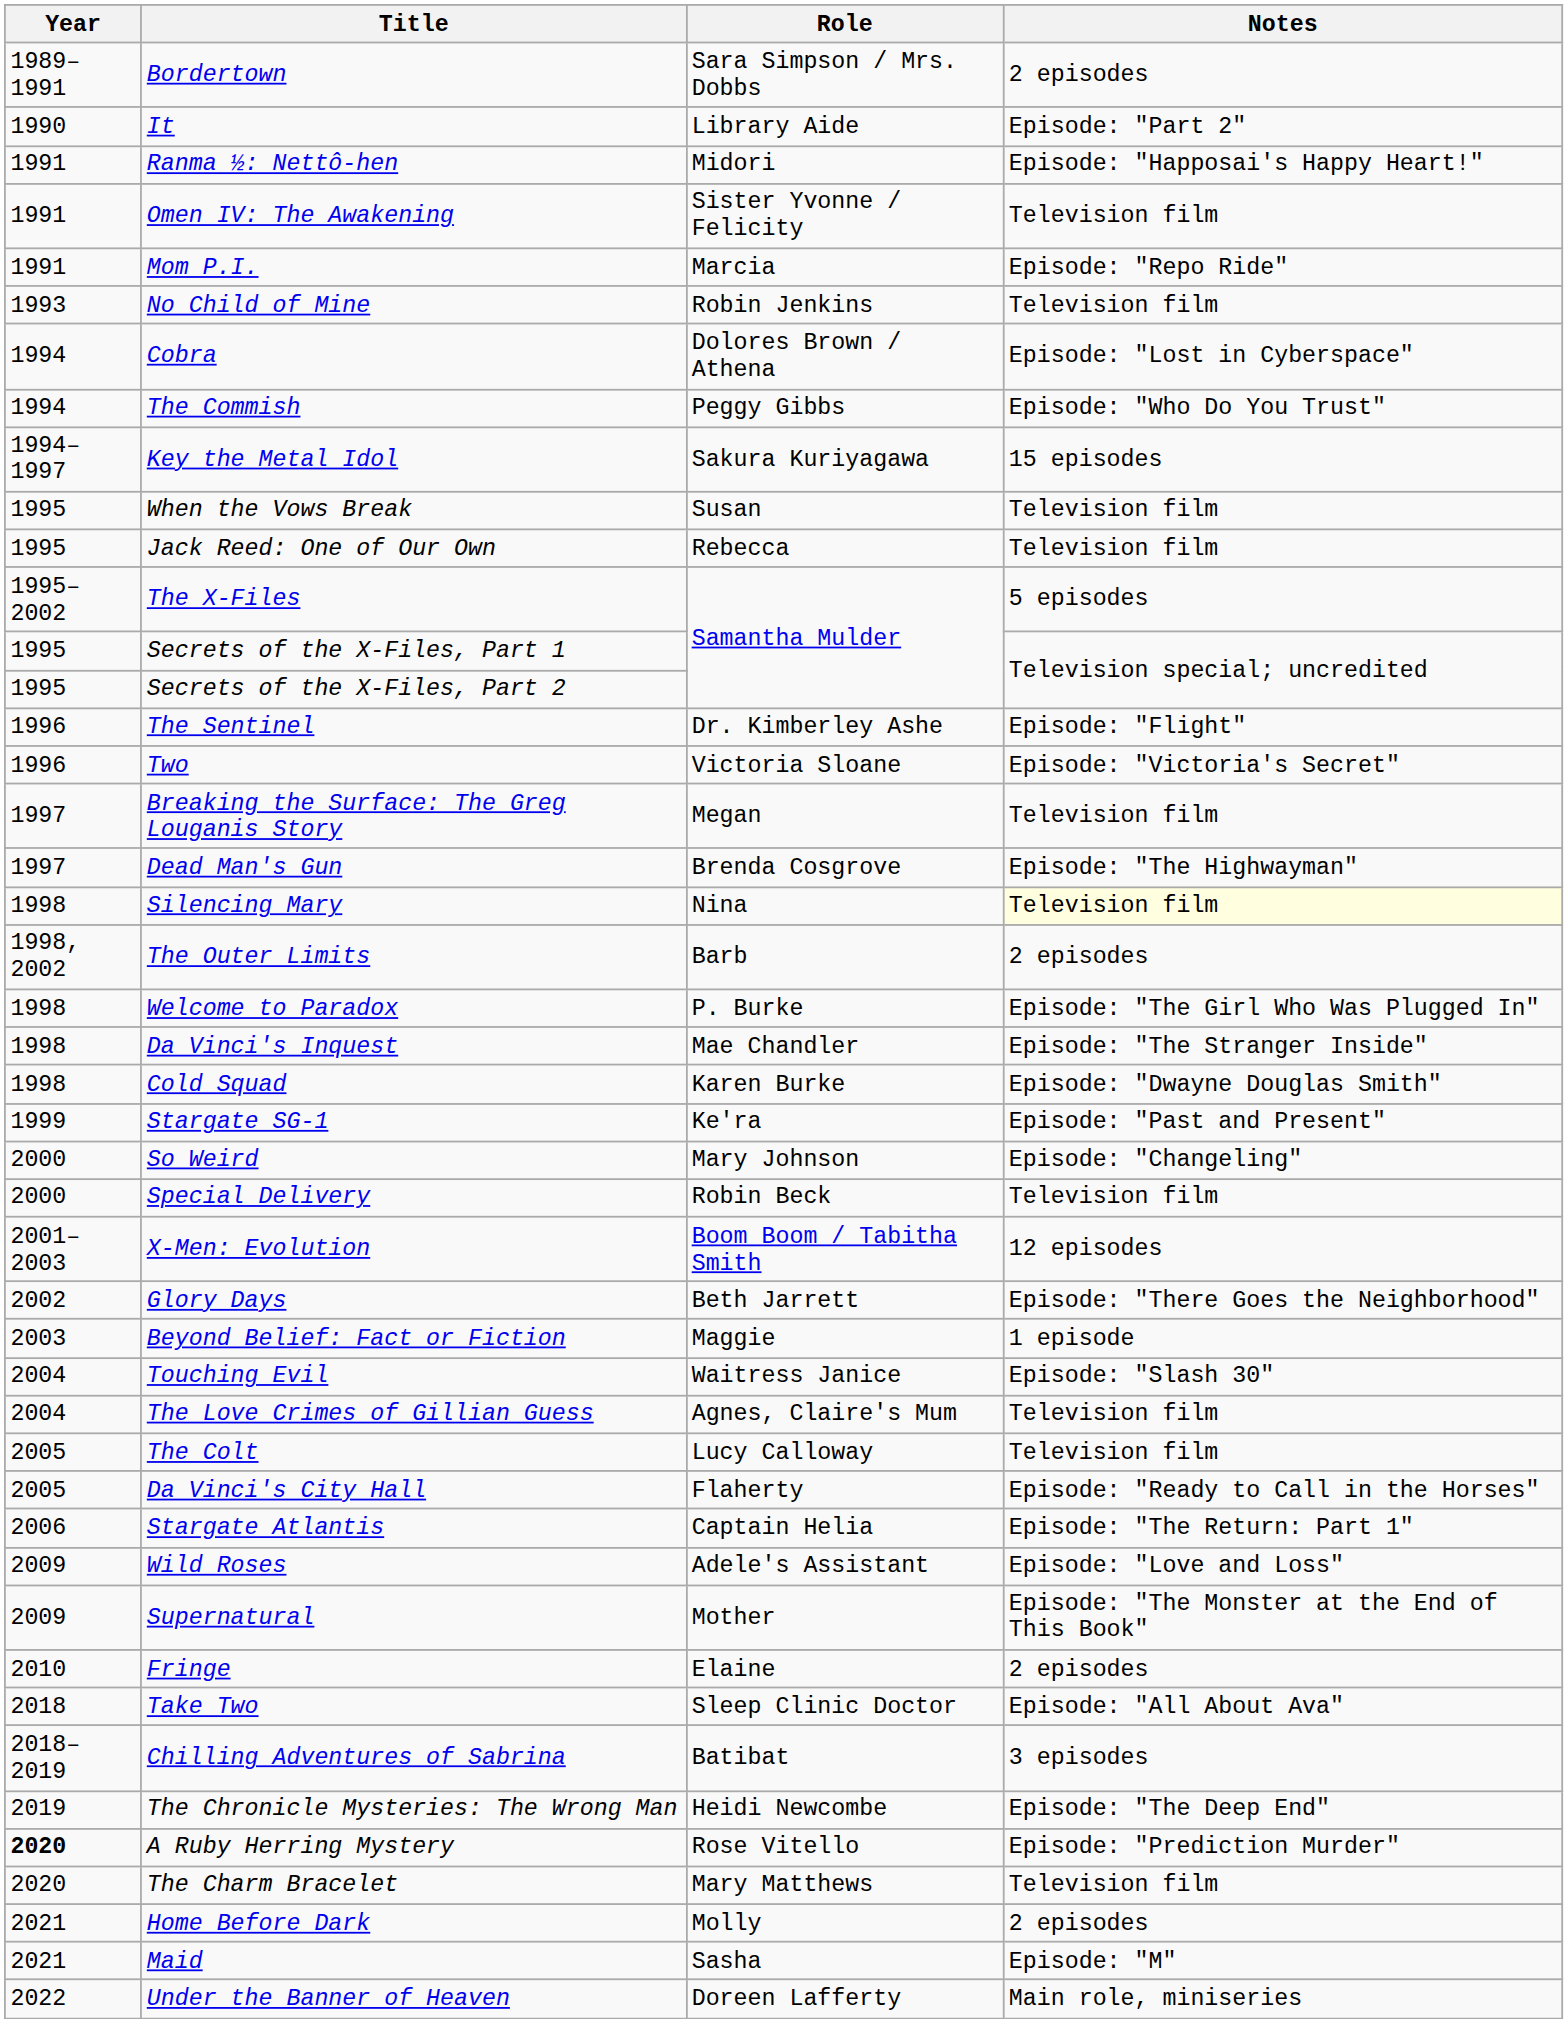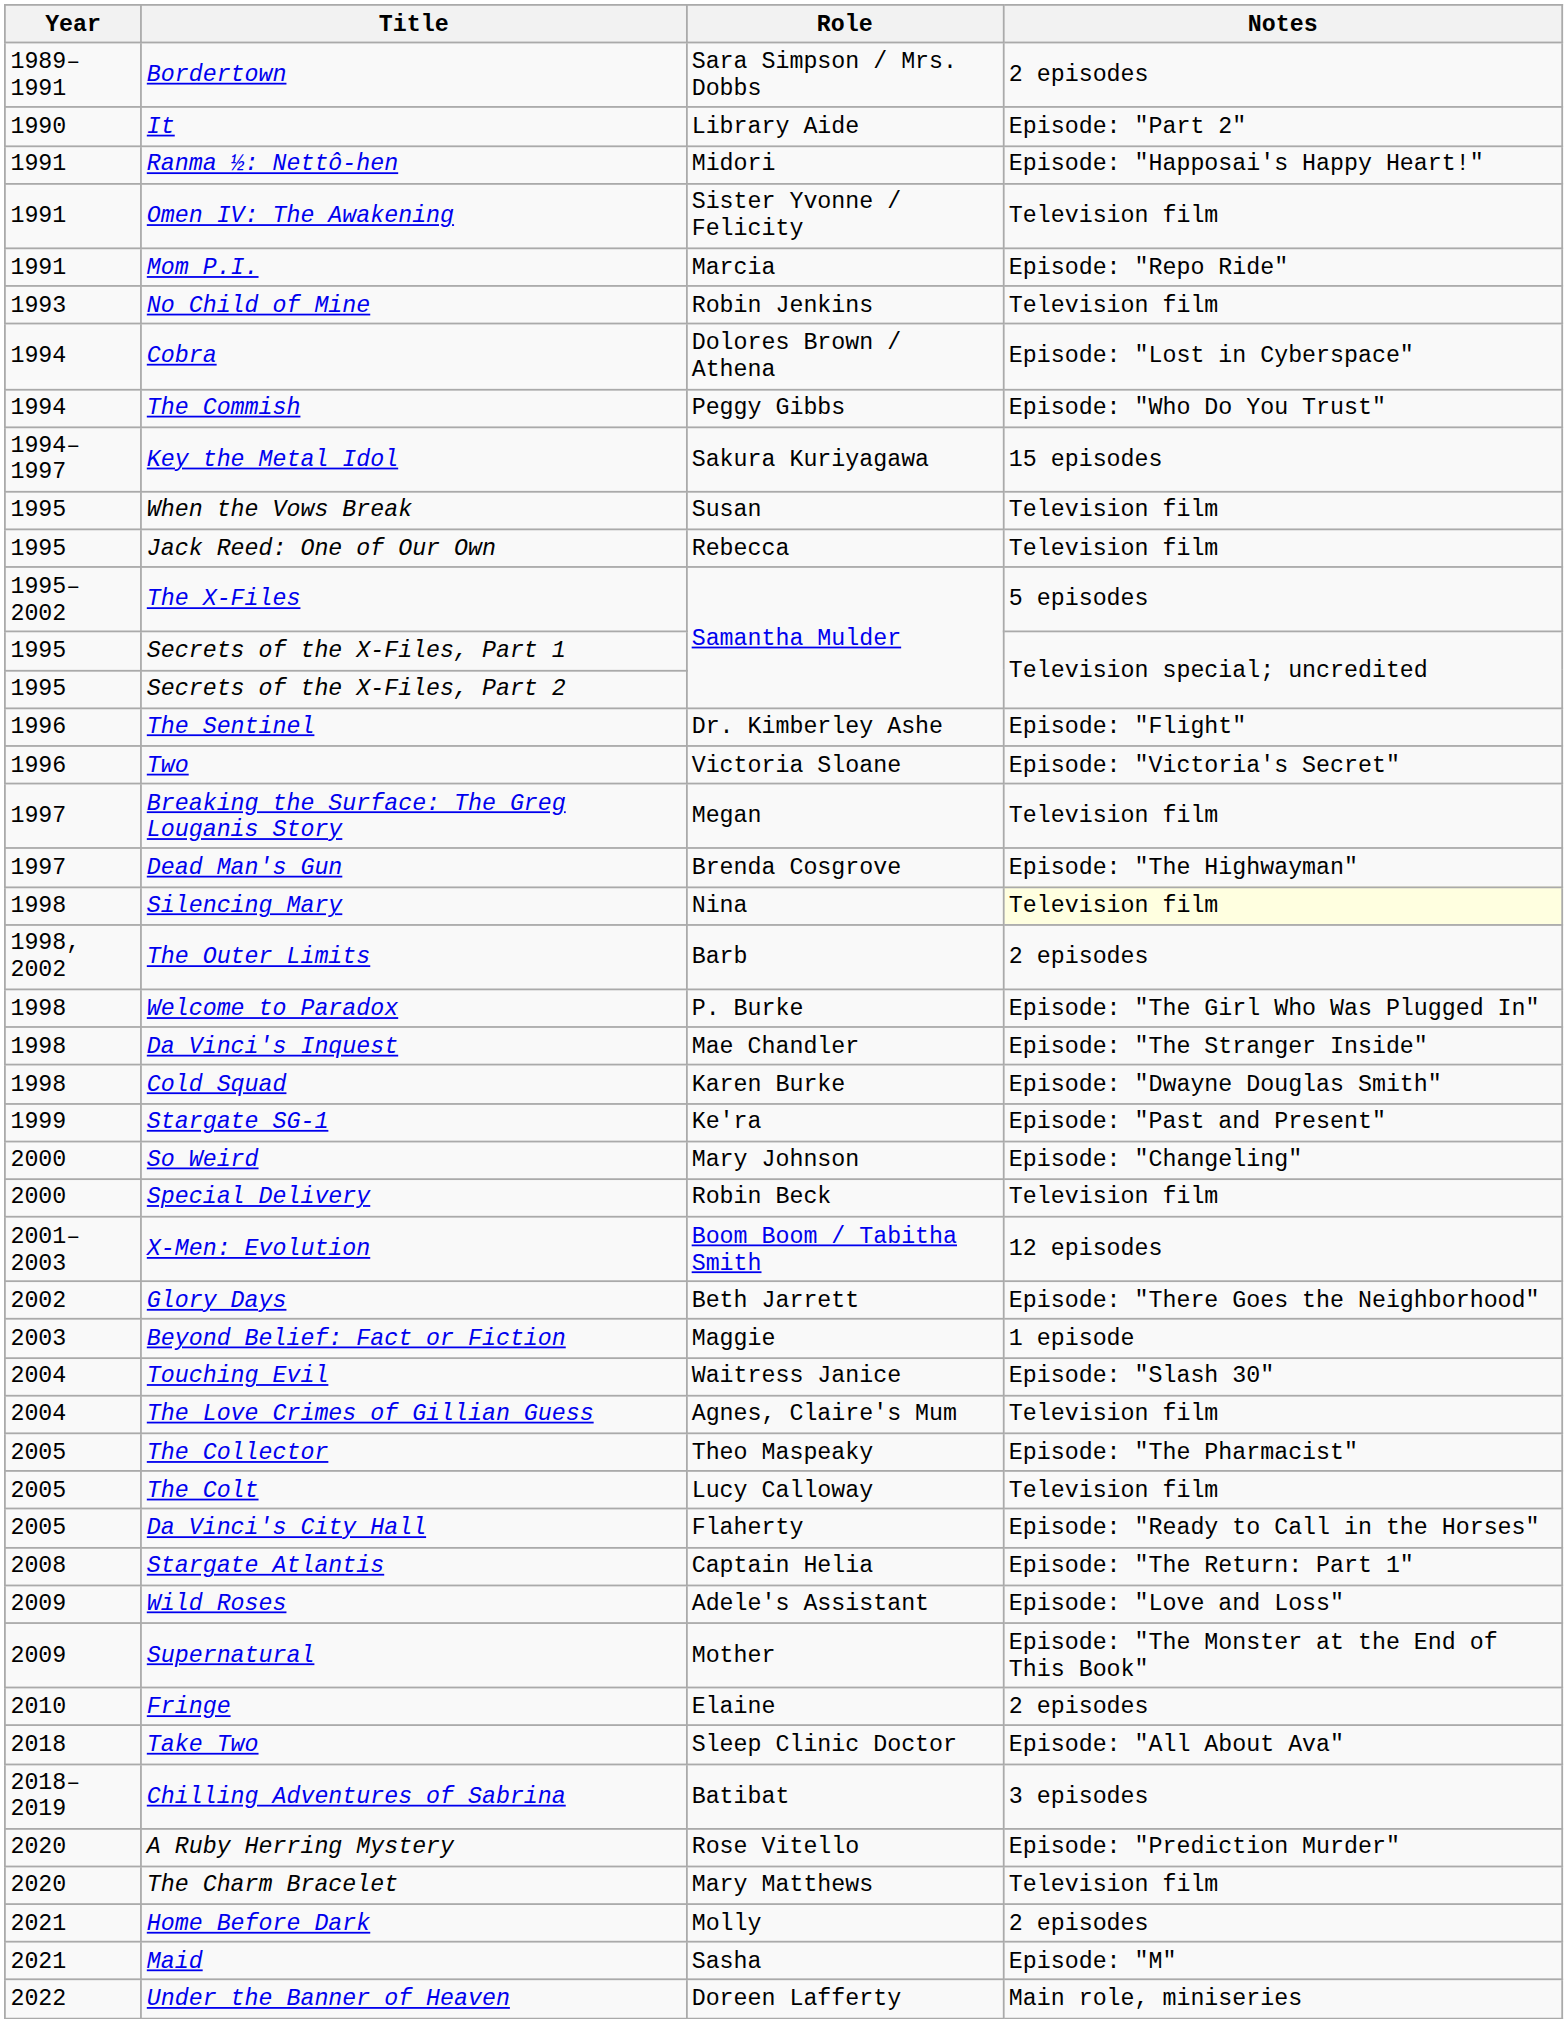+ row: (238, 1452)
(38, 1528) 2006 -> (38, 1566) 2008
- row: (412, 1809)
(38, 1847) bold -> (38, 1847) normal
